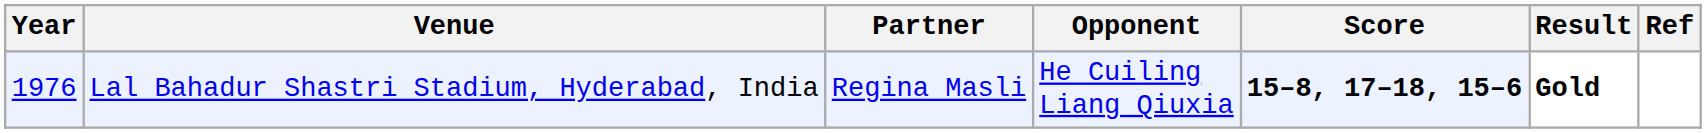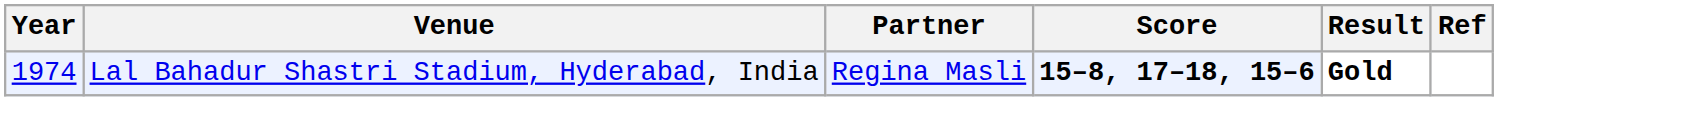- column: (1136, 28)
(44, 89) 1976 -> (44, 73) 1974
